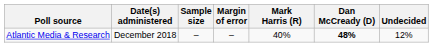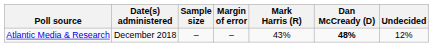(282, 35) 40% -> (282, 35) 43%
